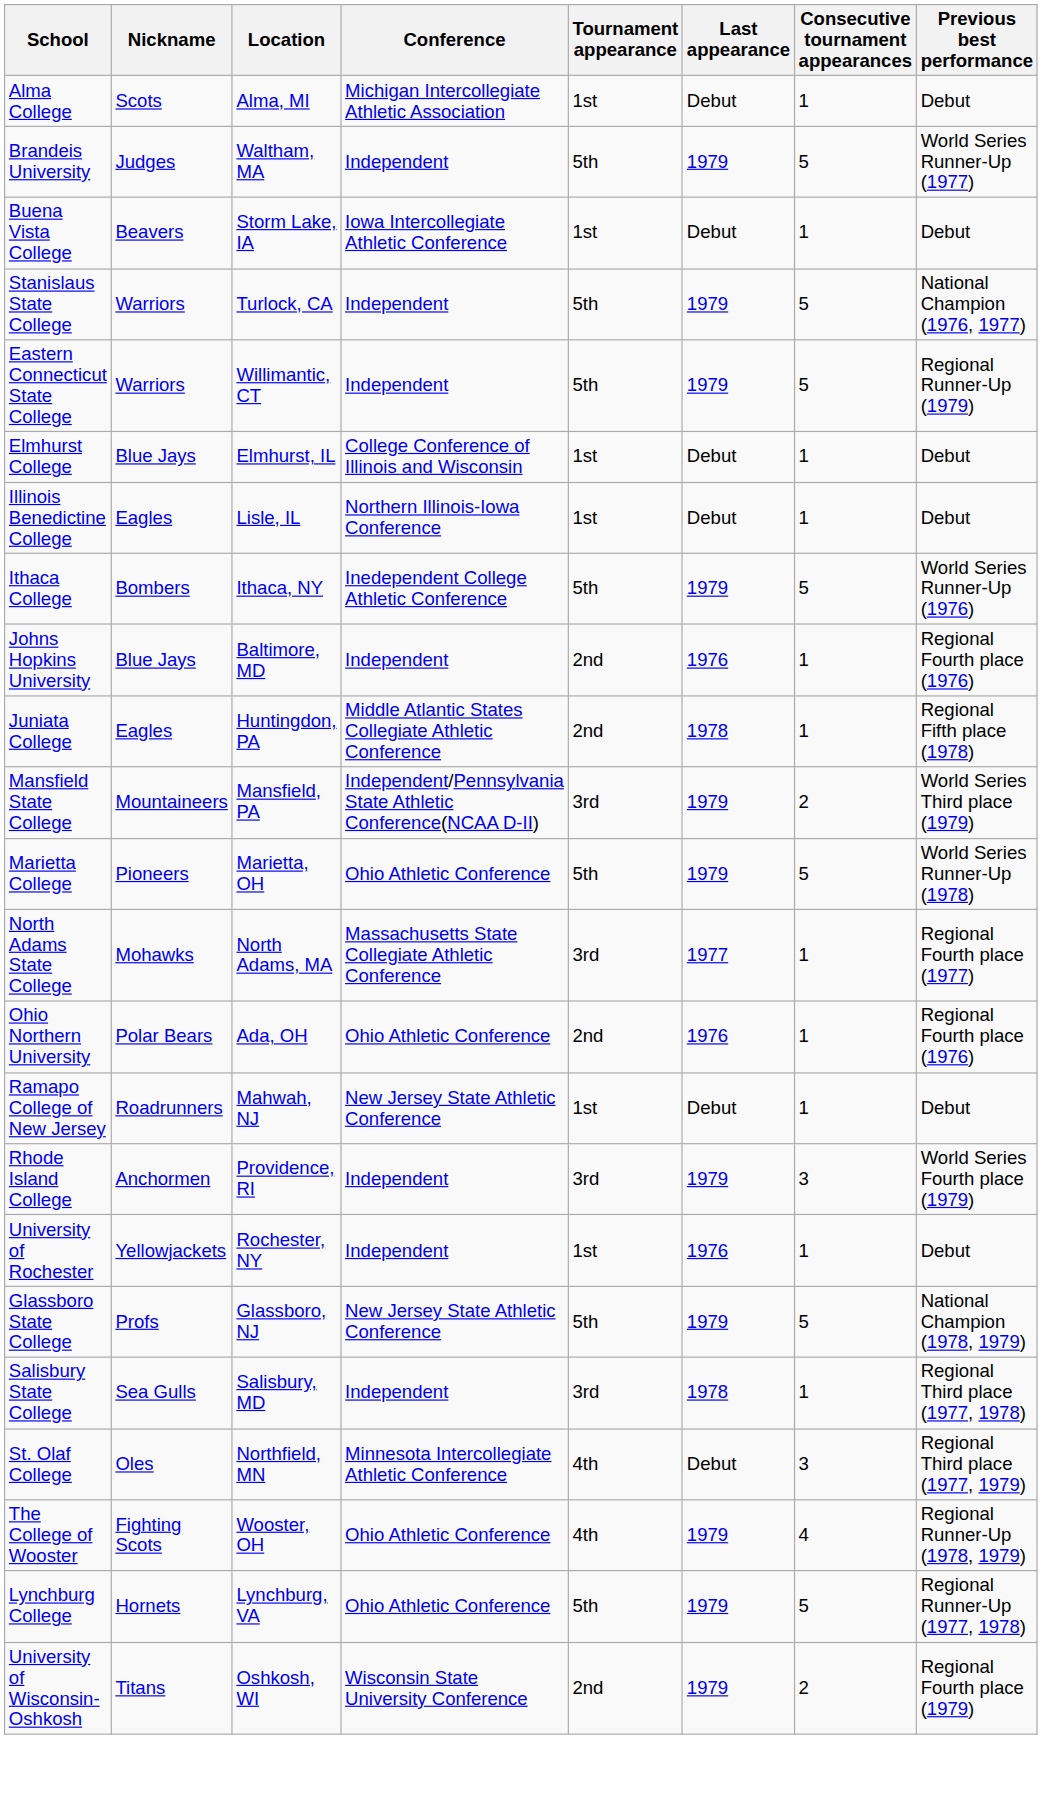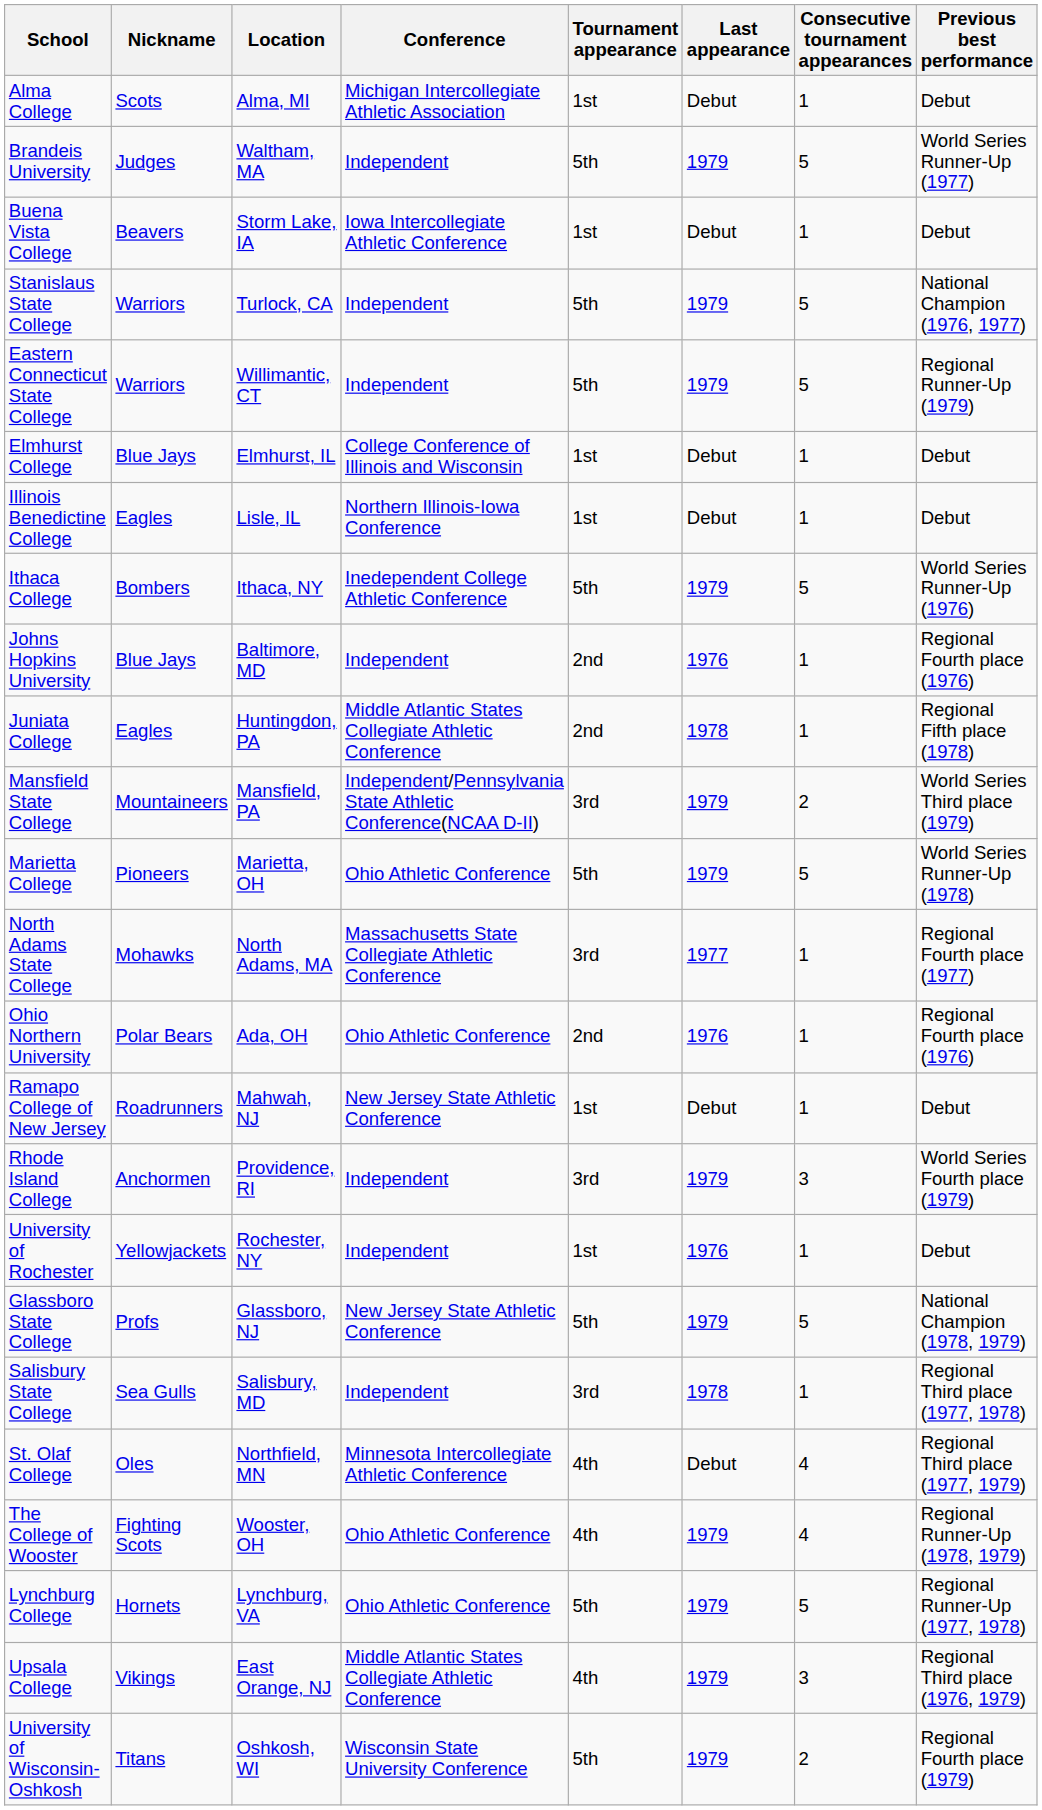(804, 1463) 3 -> (804, 1463) 4
+ row: (40, 1677)
(588, 1688) 2nd -> (585, 1759) 5th
